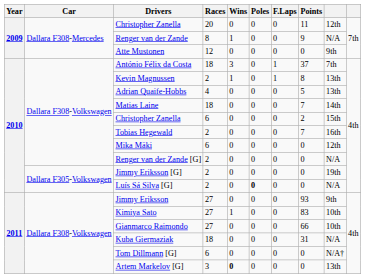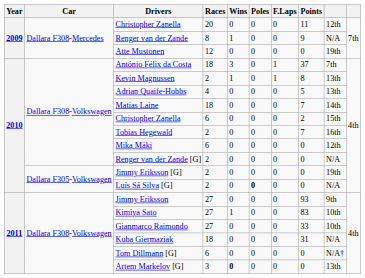(331, 51) 9th -> (333, 51) 19th
(305, 226) 66 -> (305, 226) 33
